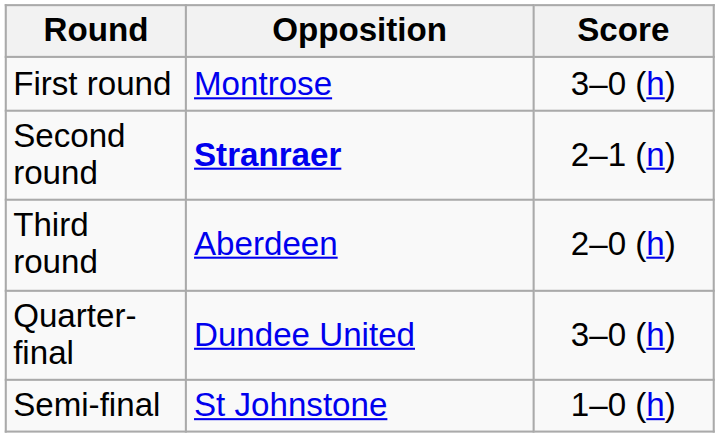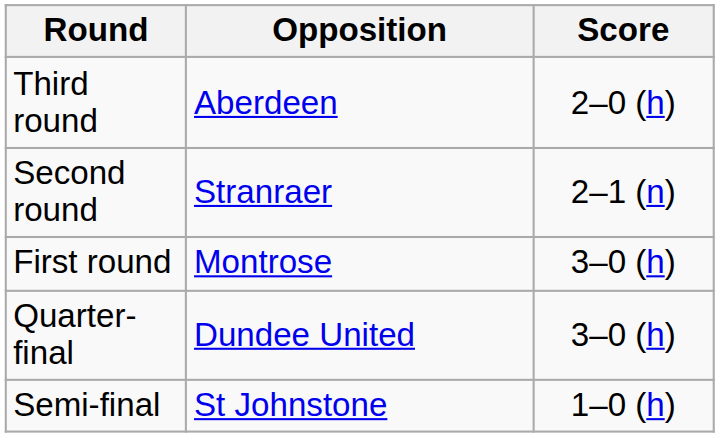rows swapped: (92, 83) <-> (56, 244)
(268, 154) bold -> (263, 191) normal
